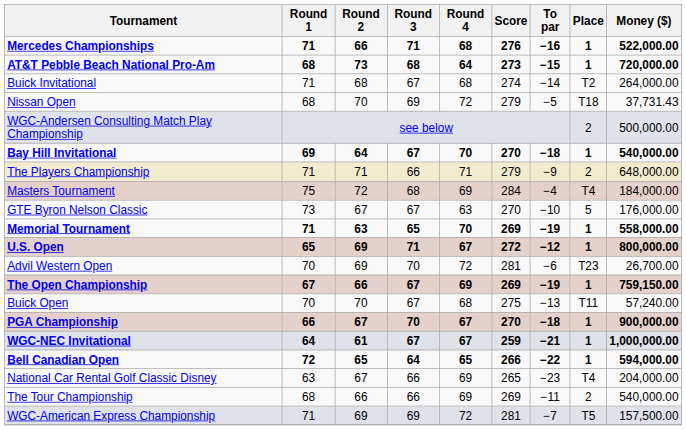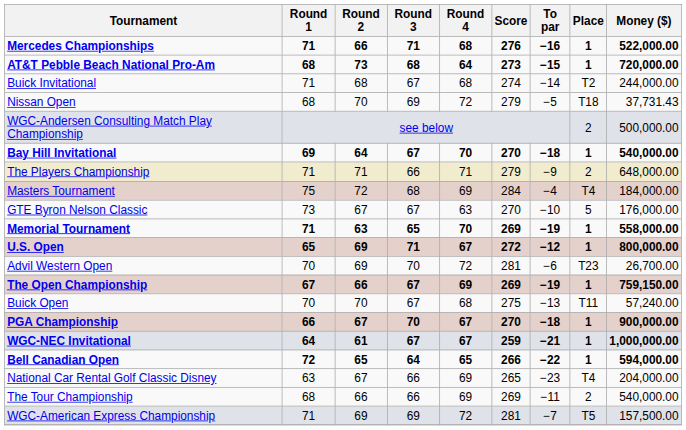(649, 84) 264,000.00 -> (649, 84) 244,000.00
